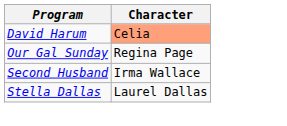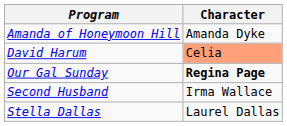+ row: (94, 34)
(153, 53) normal -> (225, 73) bold
